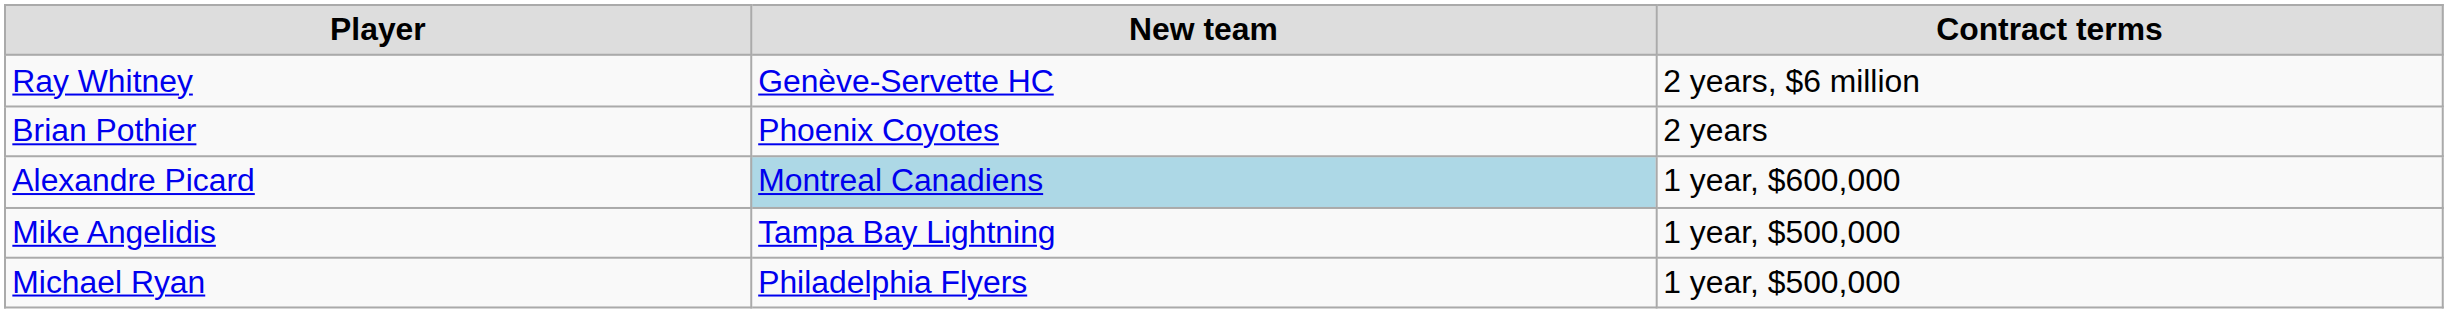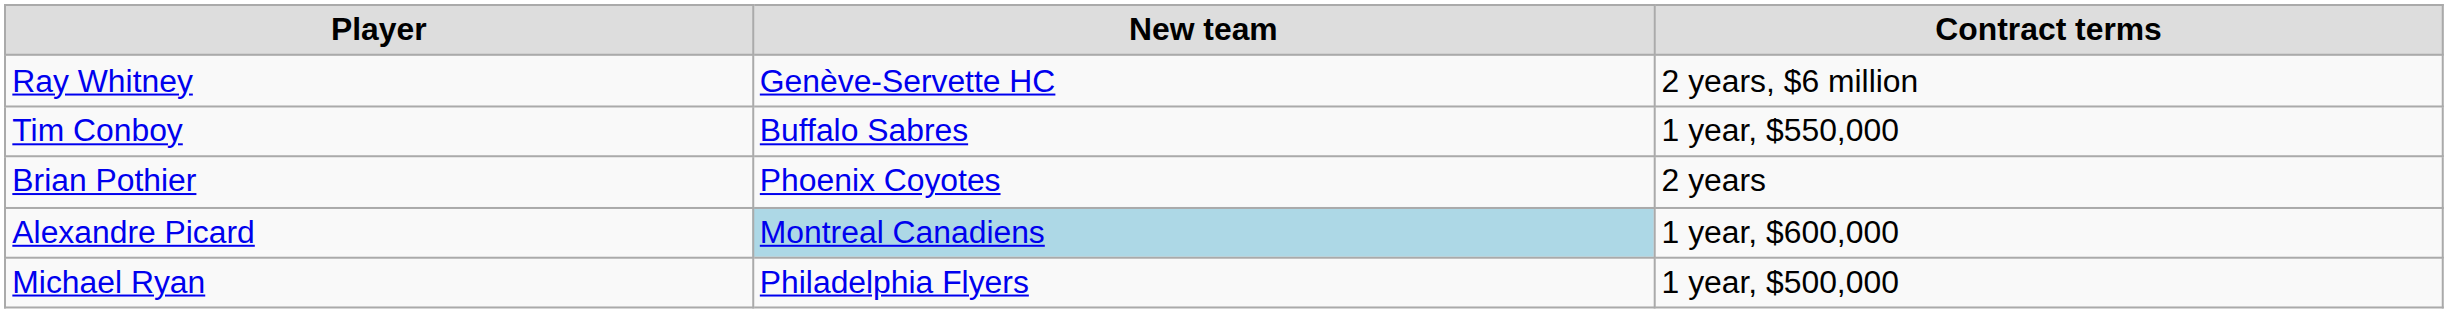+ row: (98, 130)
- row: (114, 231)
